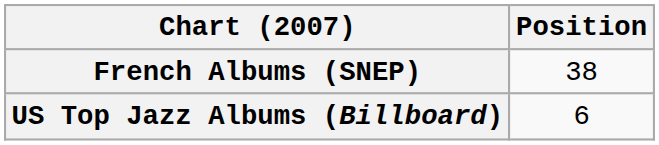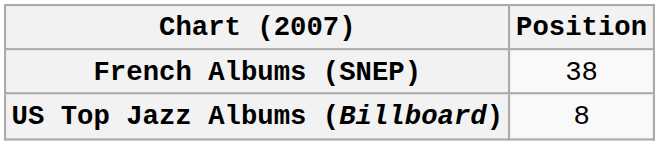(582, 116) 6 -> (582, 116) 8
